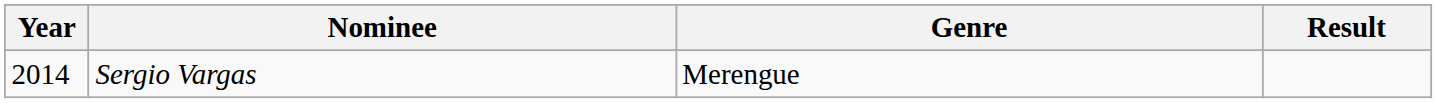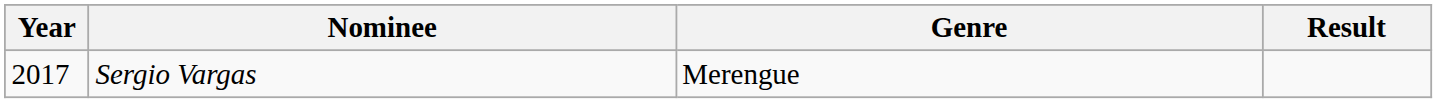(41, 73) 2014 -> (41, 73) 2017
